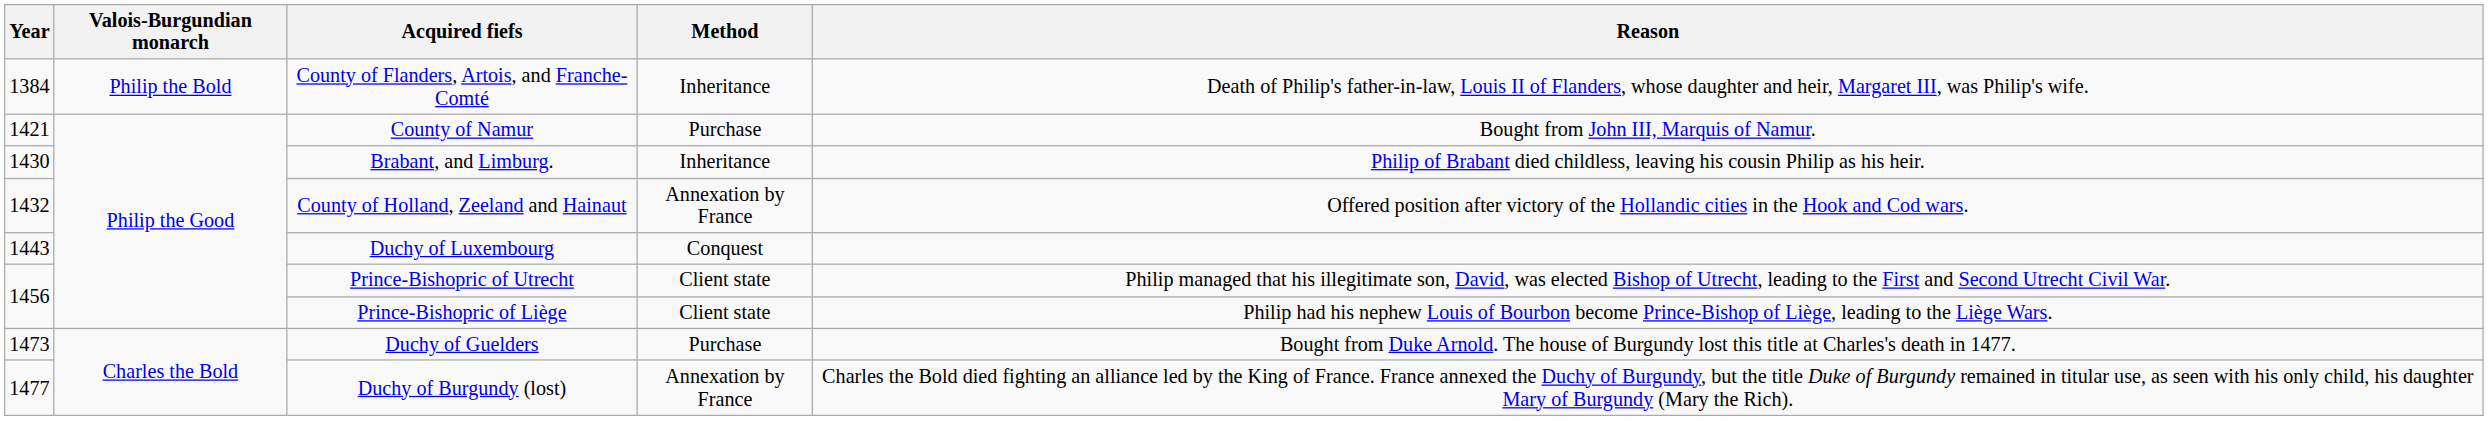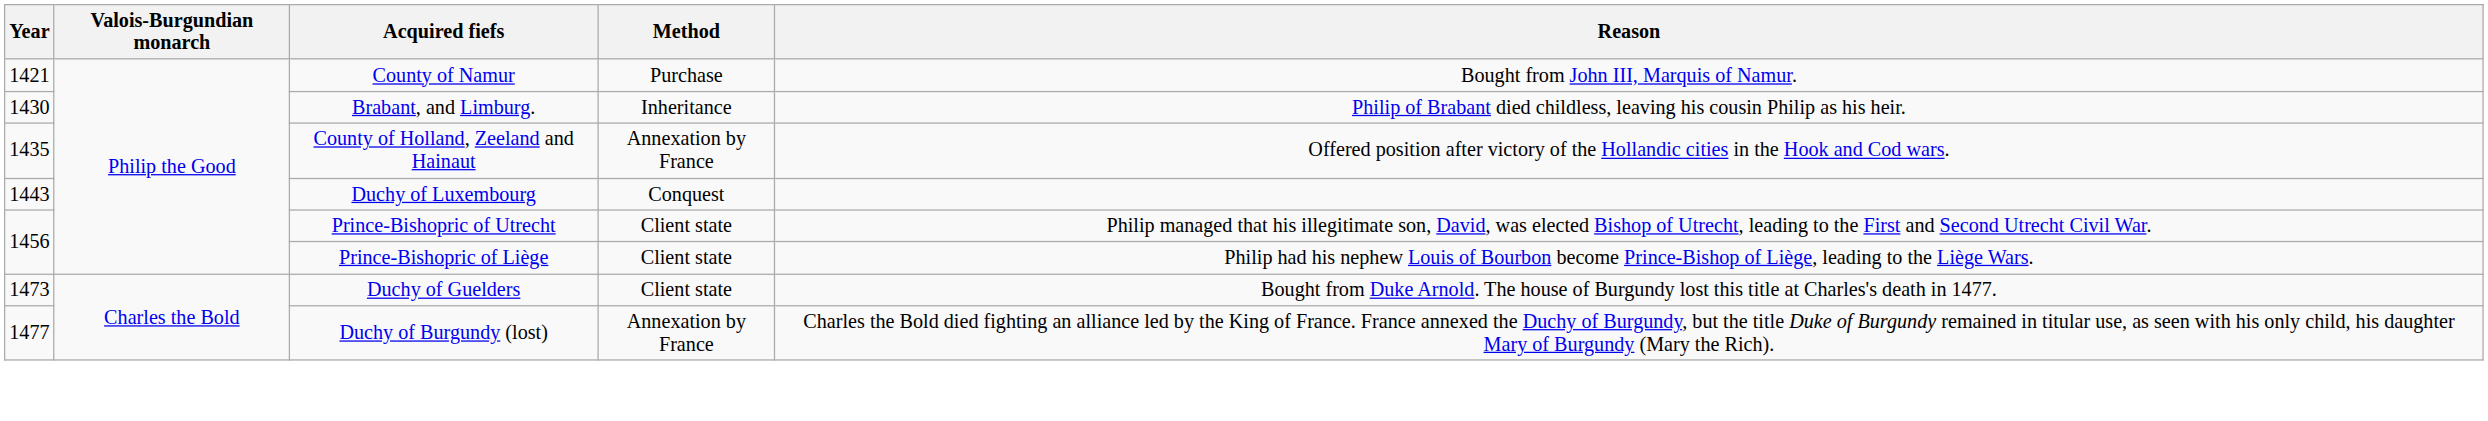- row: (462, 86)
(29, 205) 1432 -> (29, 150) 1435
(725, 344) Purchase -> (686, 289) Client state
